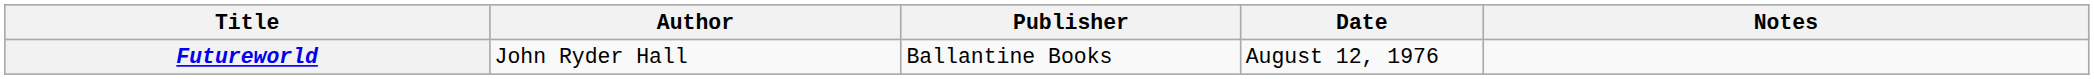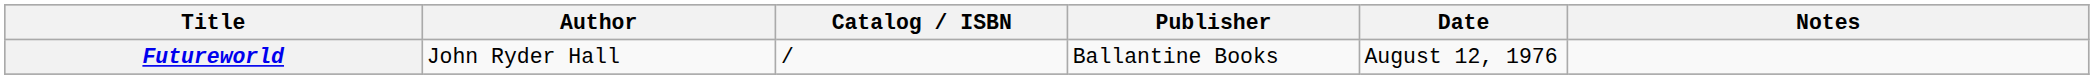+ column: (922, 22)
